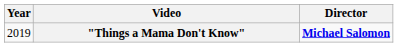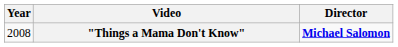(19, 32) 2019 -> (19, 32) 2008
